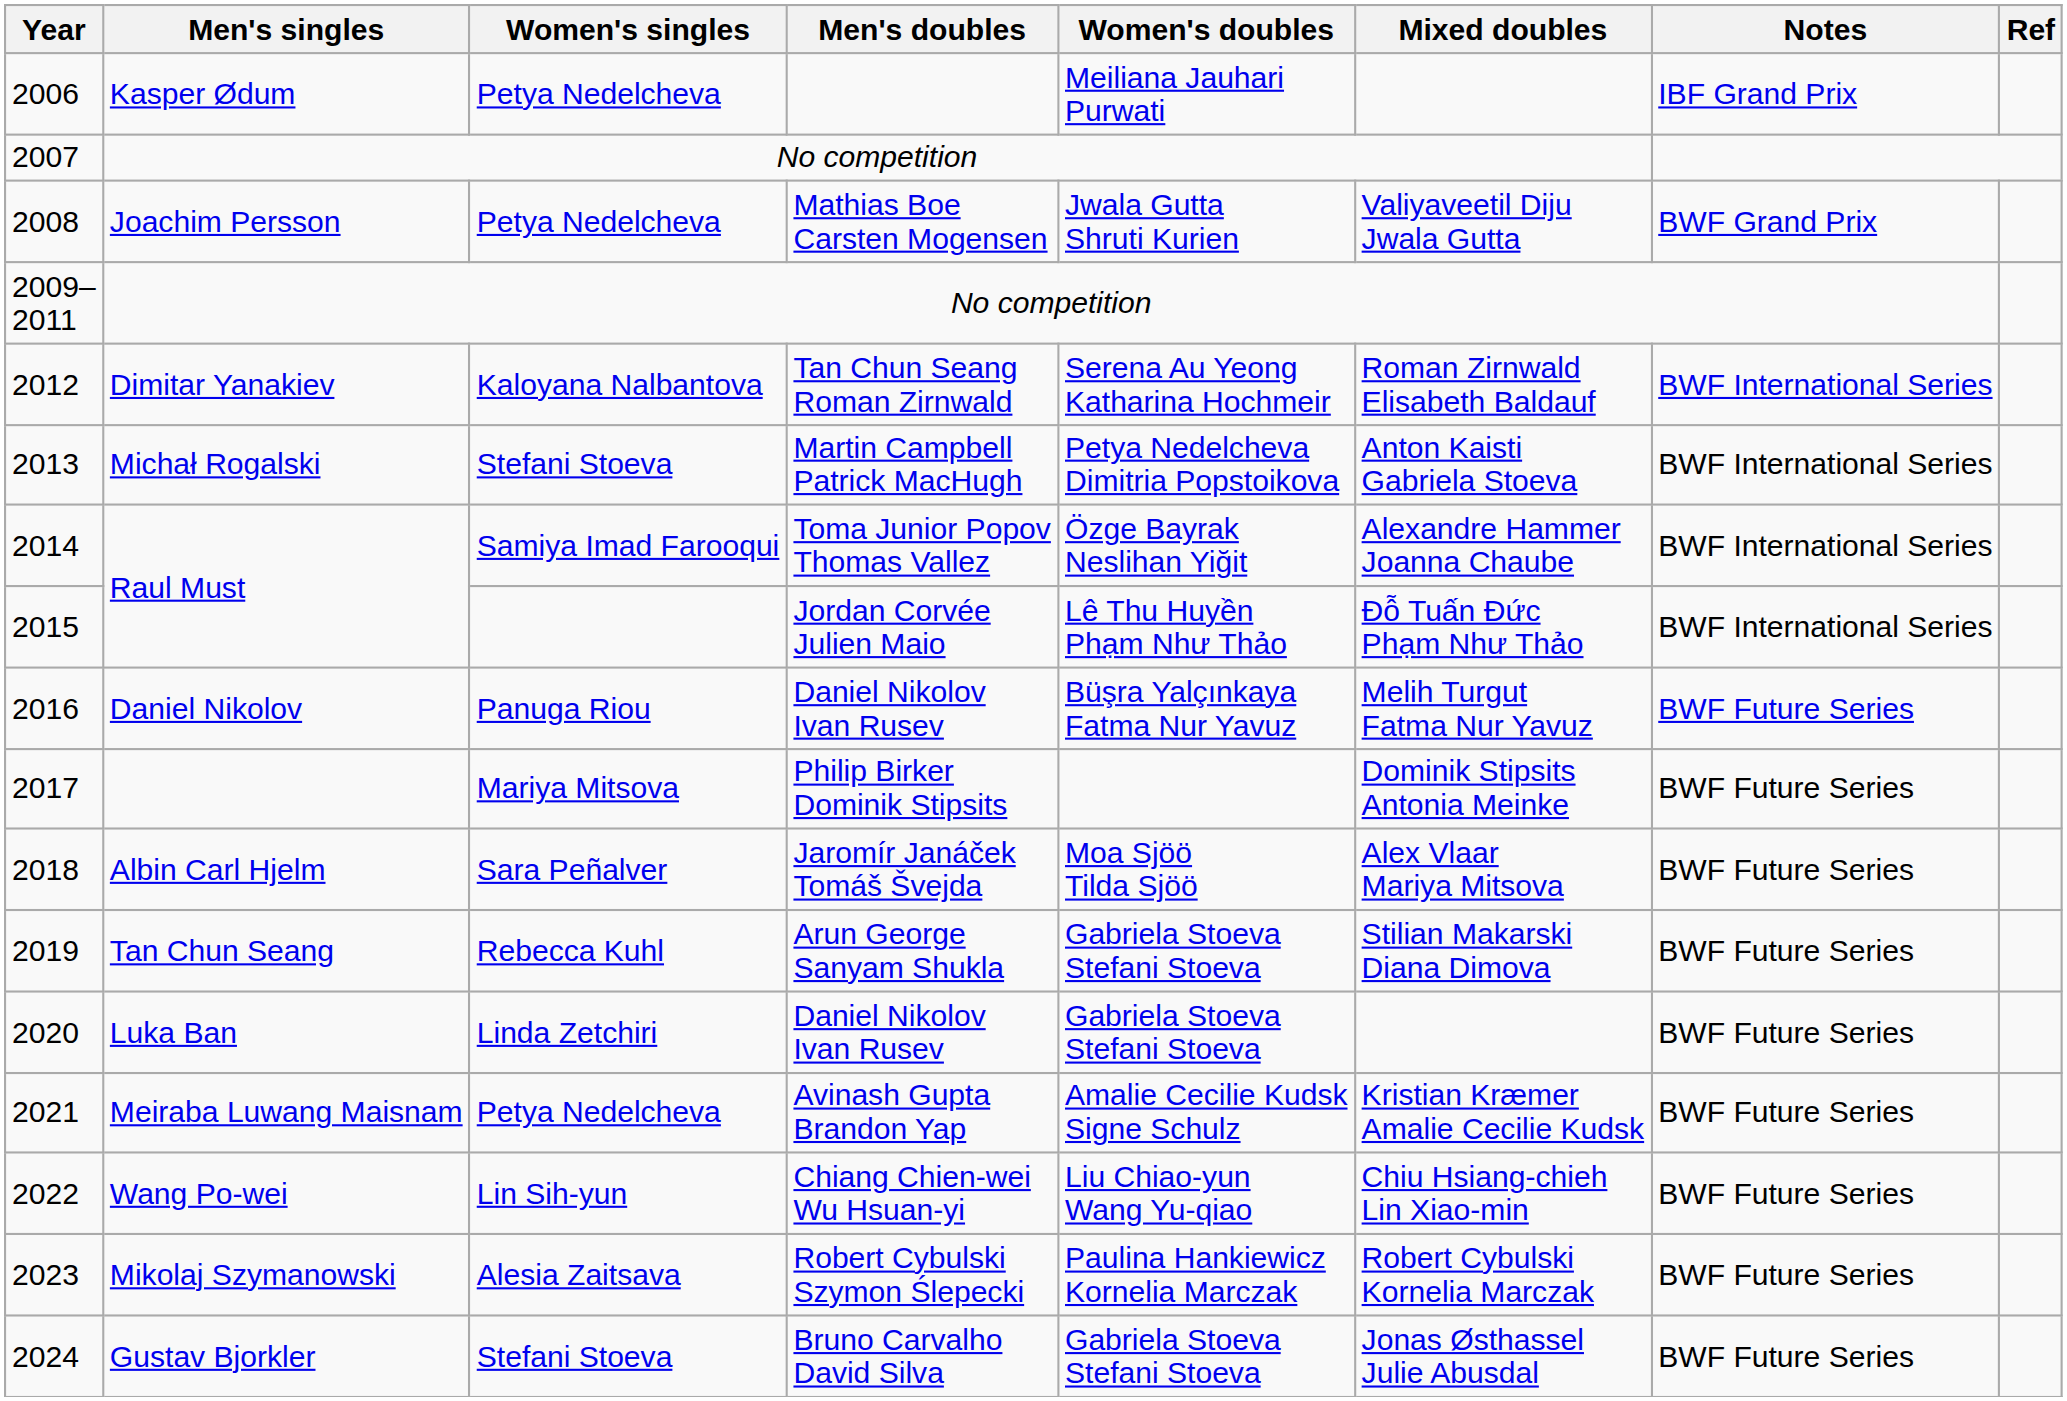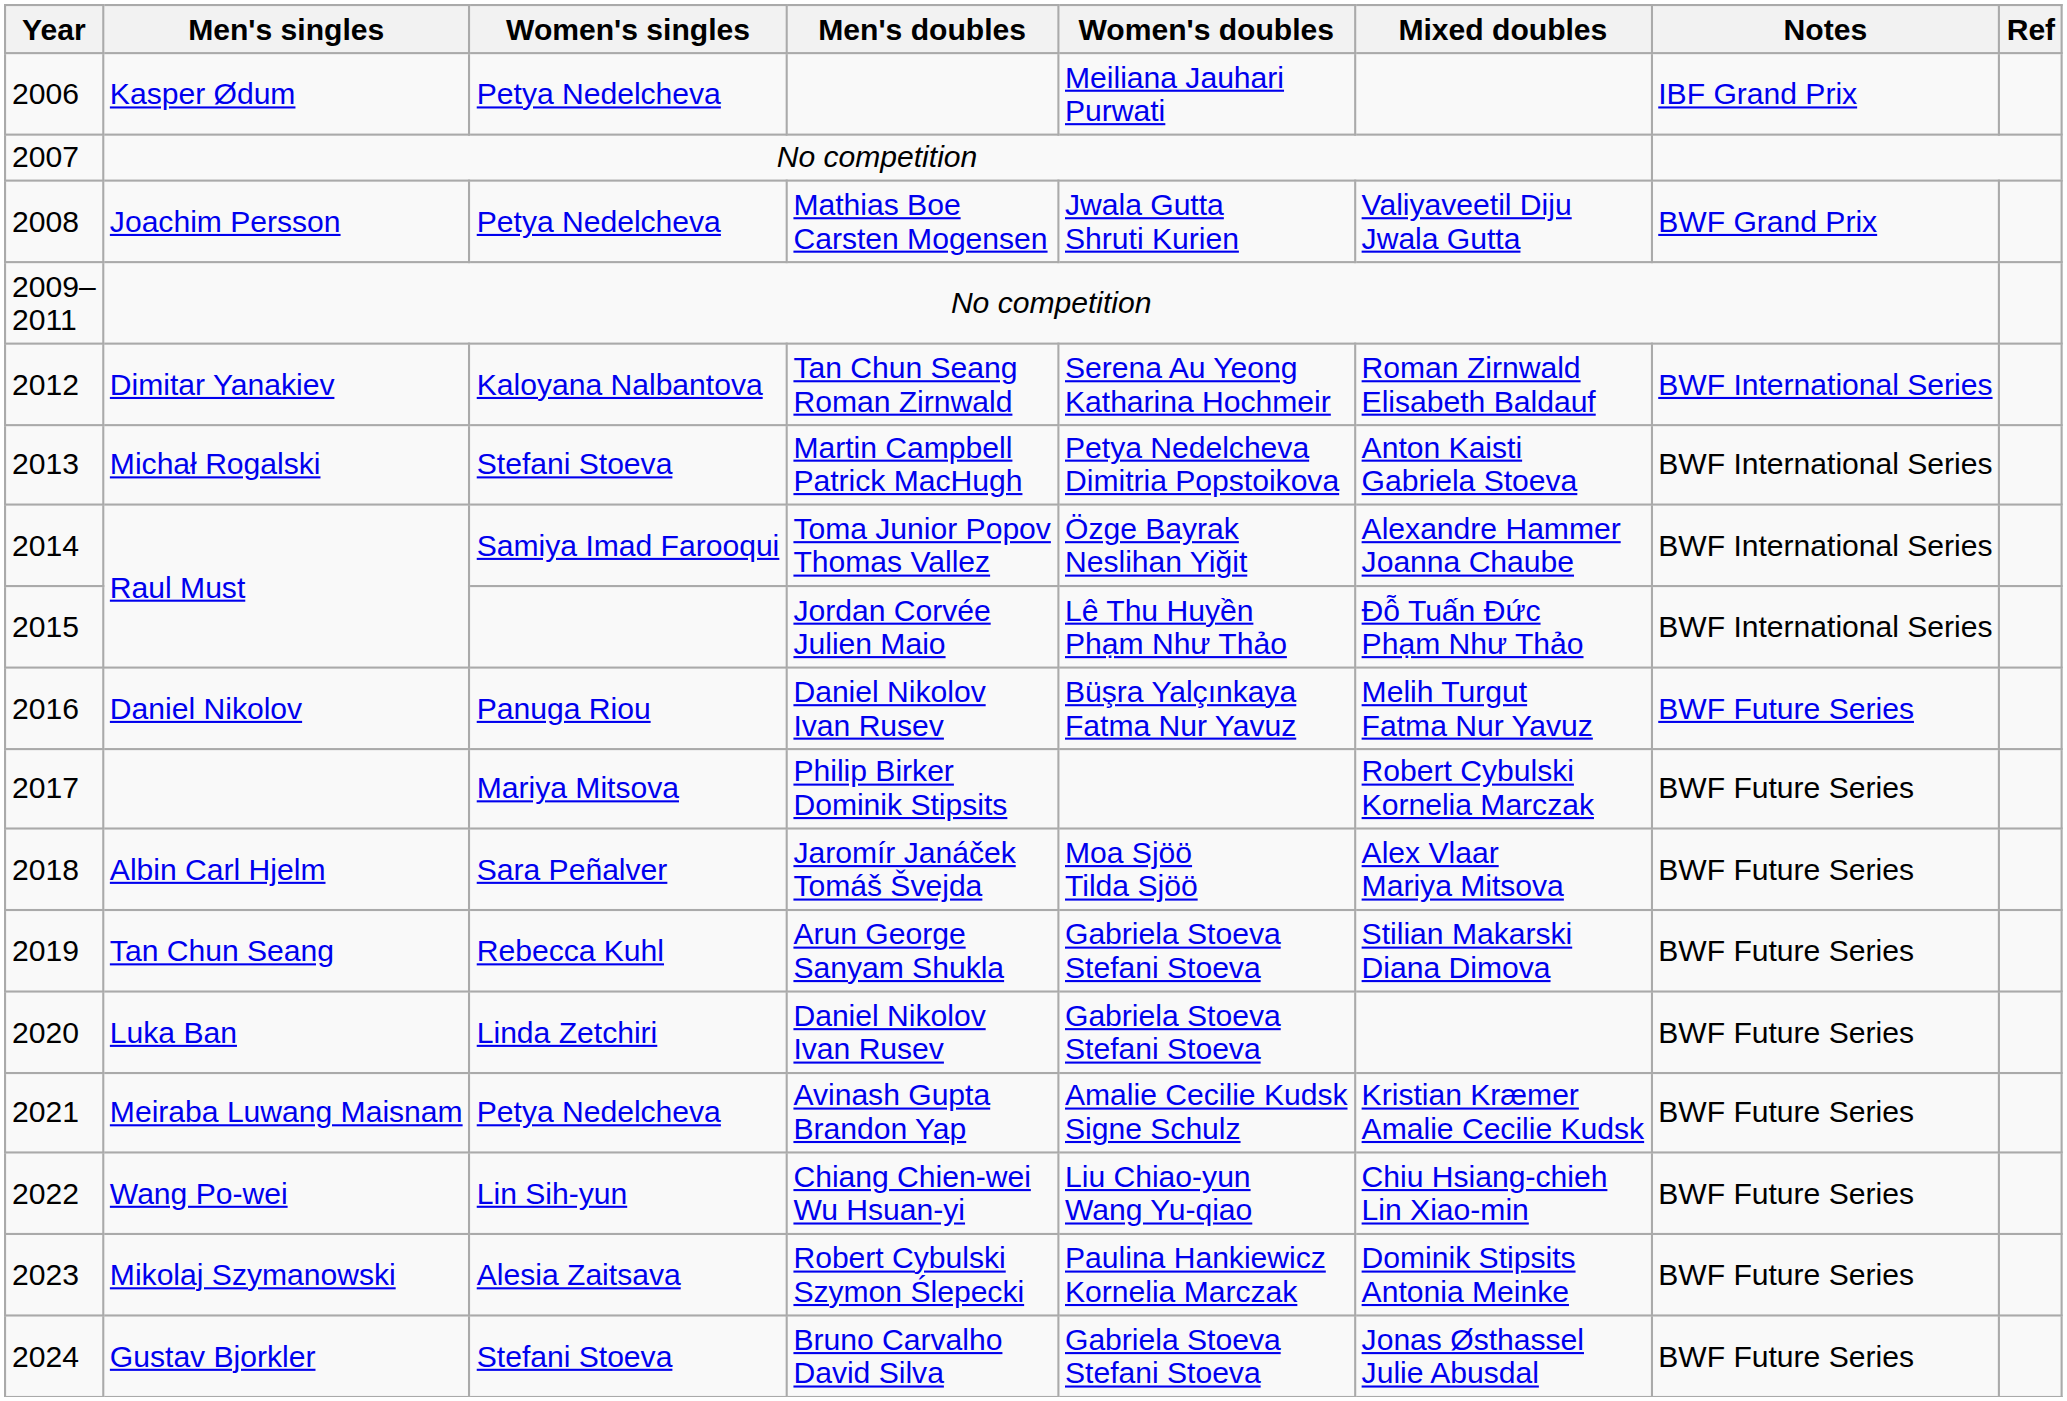(1469, 789) Dominik Stipsits Antonia Meinke -> (1478, 789) Robert Cybulski Kornelia Marczak
(1478, 1275) Robert Cybulski Kornelia Marczak -> (1469, 1275) Dominik Stipsits Antonia Meinke
